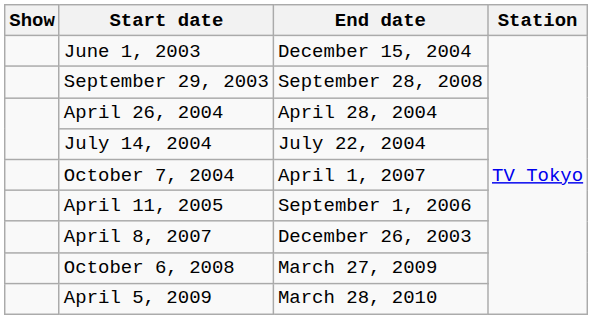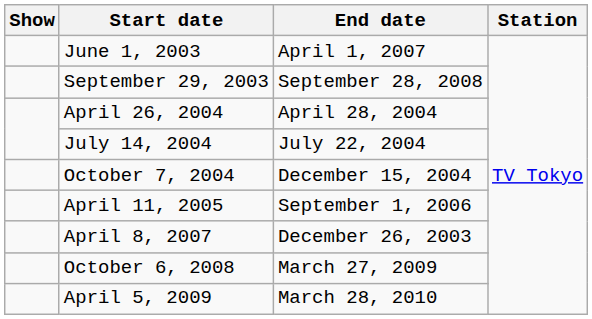(375, 51) December 15, 2004 -> (352, 51) April 1, 2007
(352, 175) April 1, 2007 -> (375, 175) December 15, 2004
